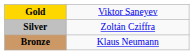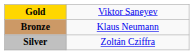rows swapped: (35, 27) <-> (35, 42)
